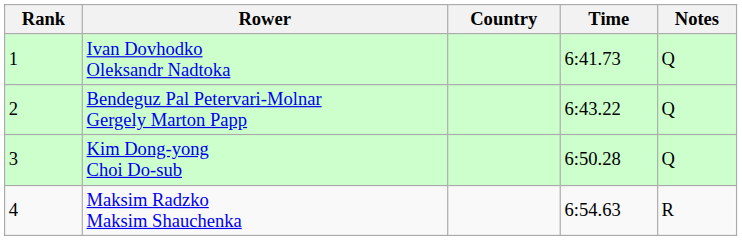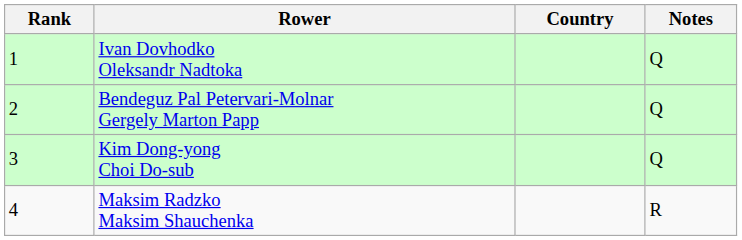- column: (609, 19)
